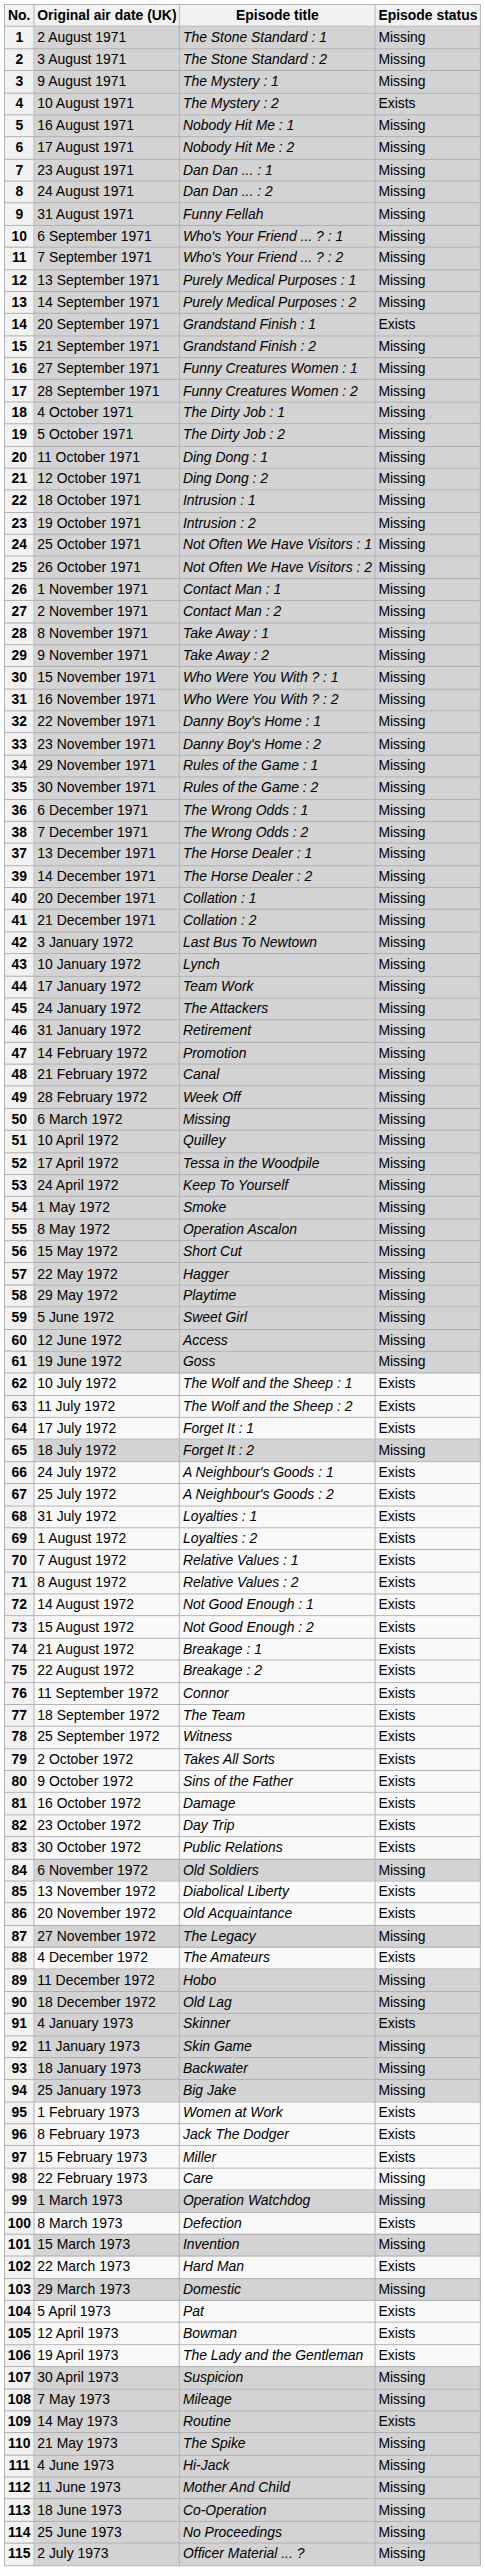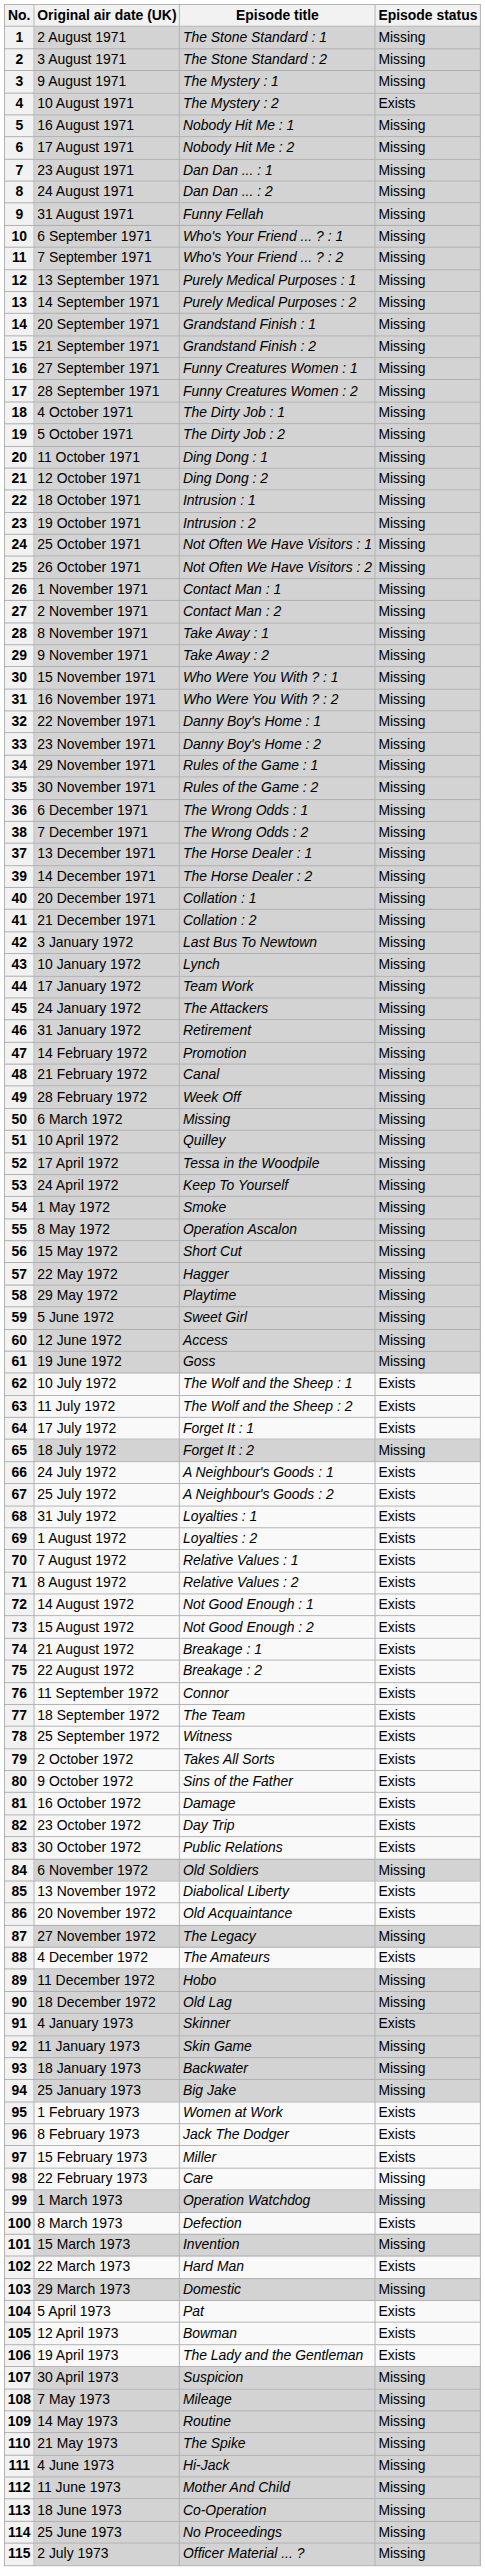(397, 324) Exists -> (402, 324) Missing
(397, 2421) Exists -> (402, 2421) Missing
